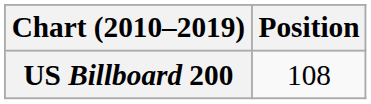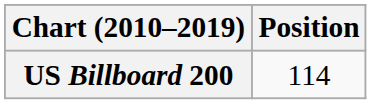(309, 74) 108 -> (309, 74) 114
